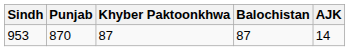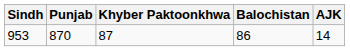(244, 35) 87 -> (244, 35) 86
